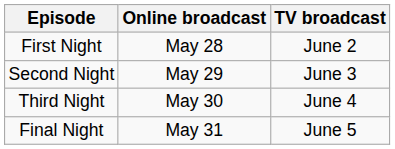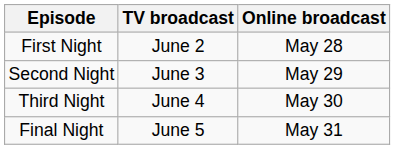columns swapped: (194, 18) <-> (330, 18)
